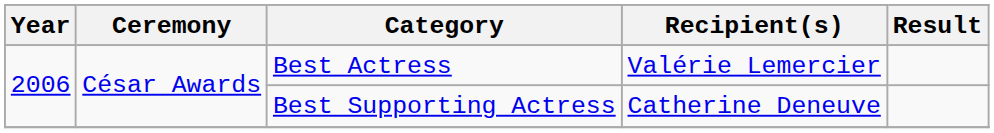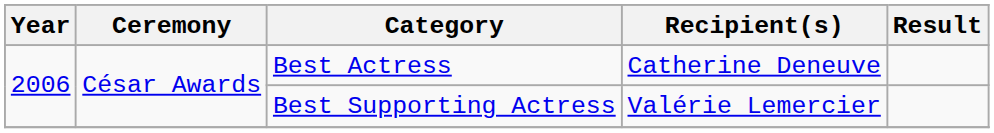(754, 66) Valérie Lemercier -> (754, 66) Catherine Deneuve
(754, 106) Catherine Deneuve -> (754, 106) Valérie Lemercier
